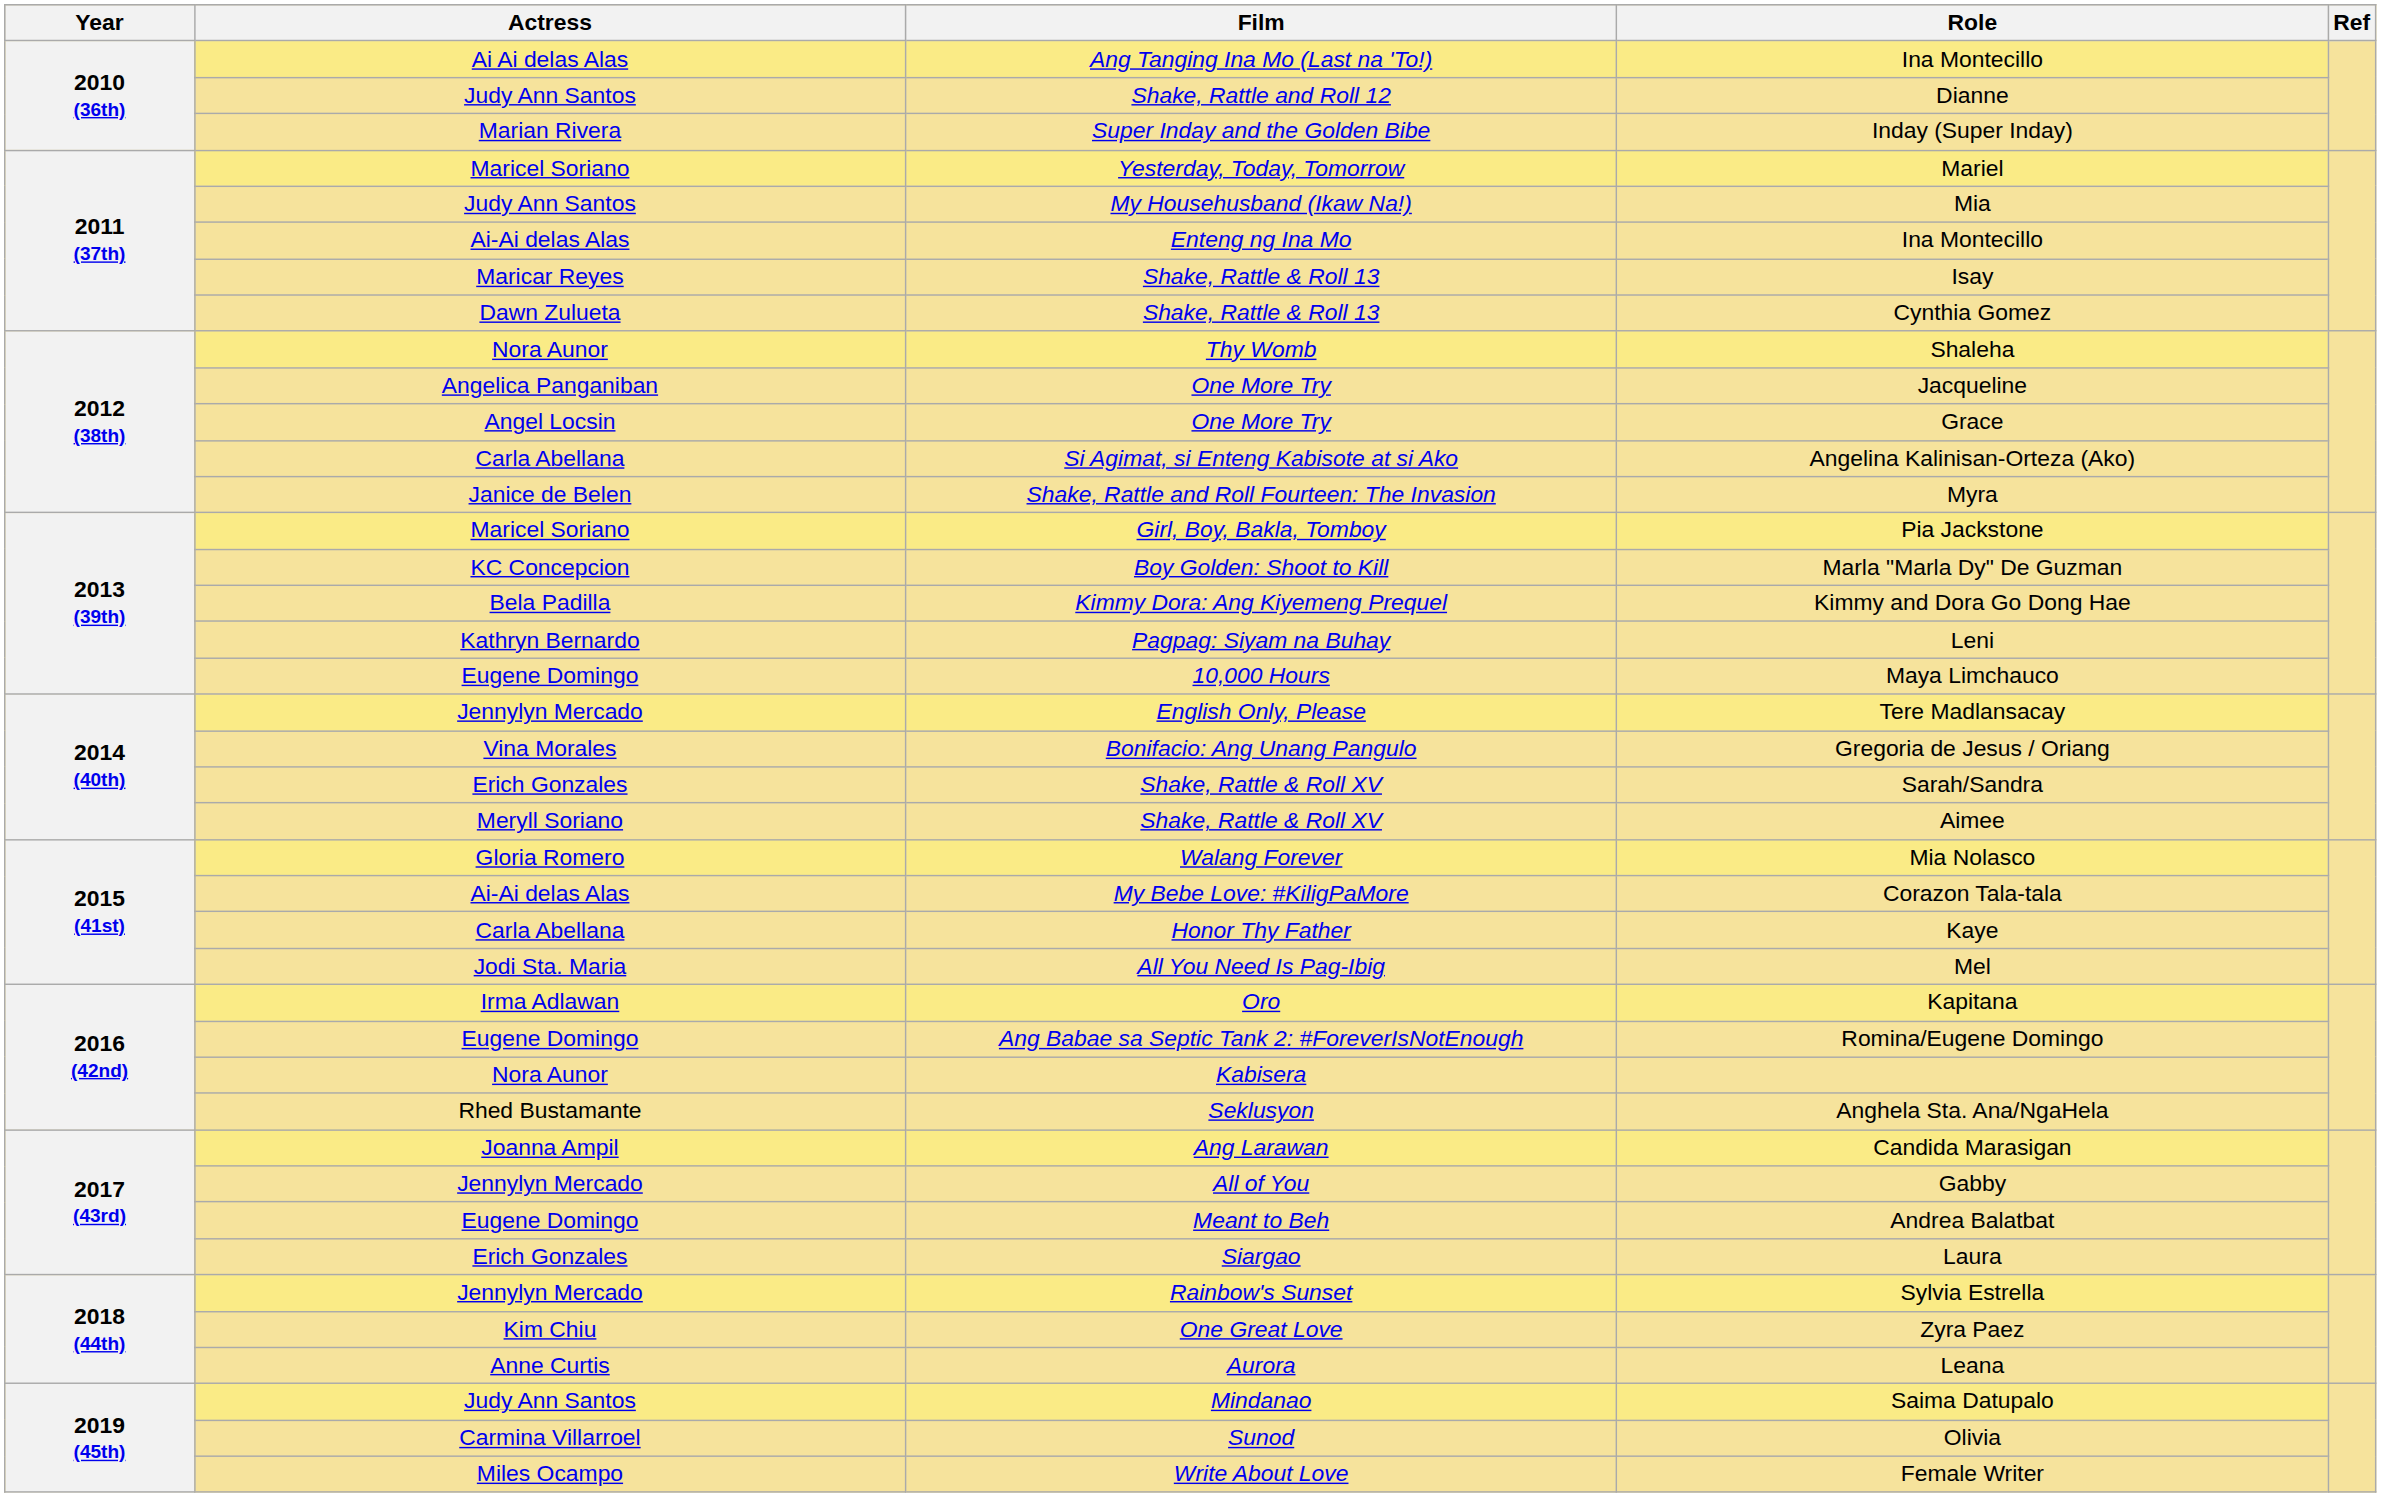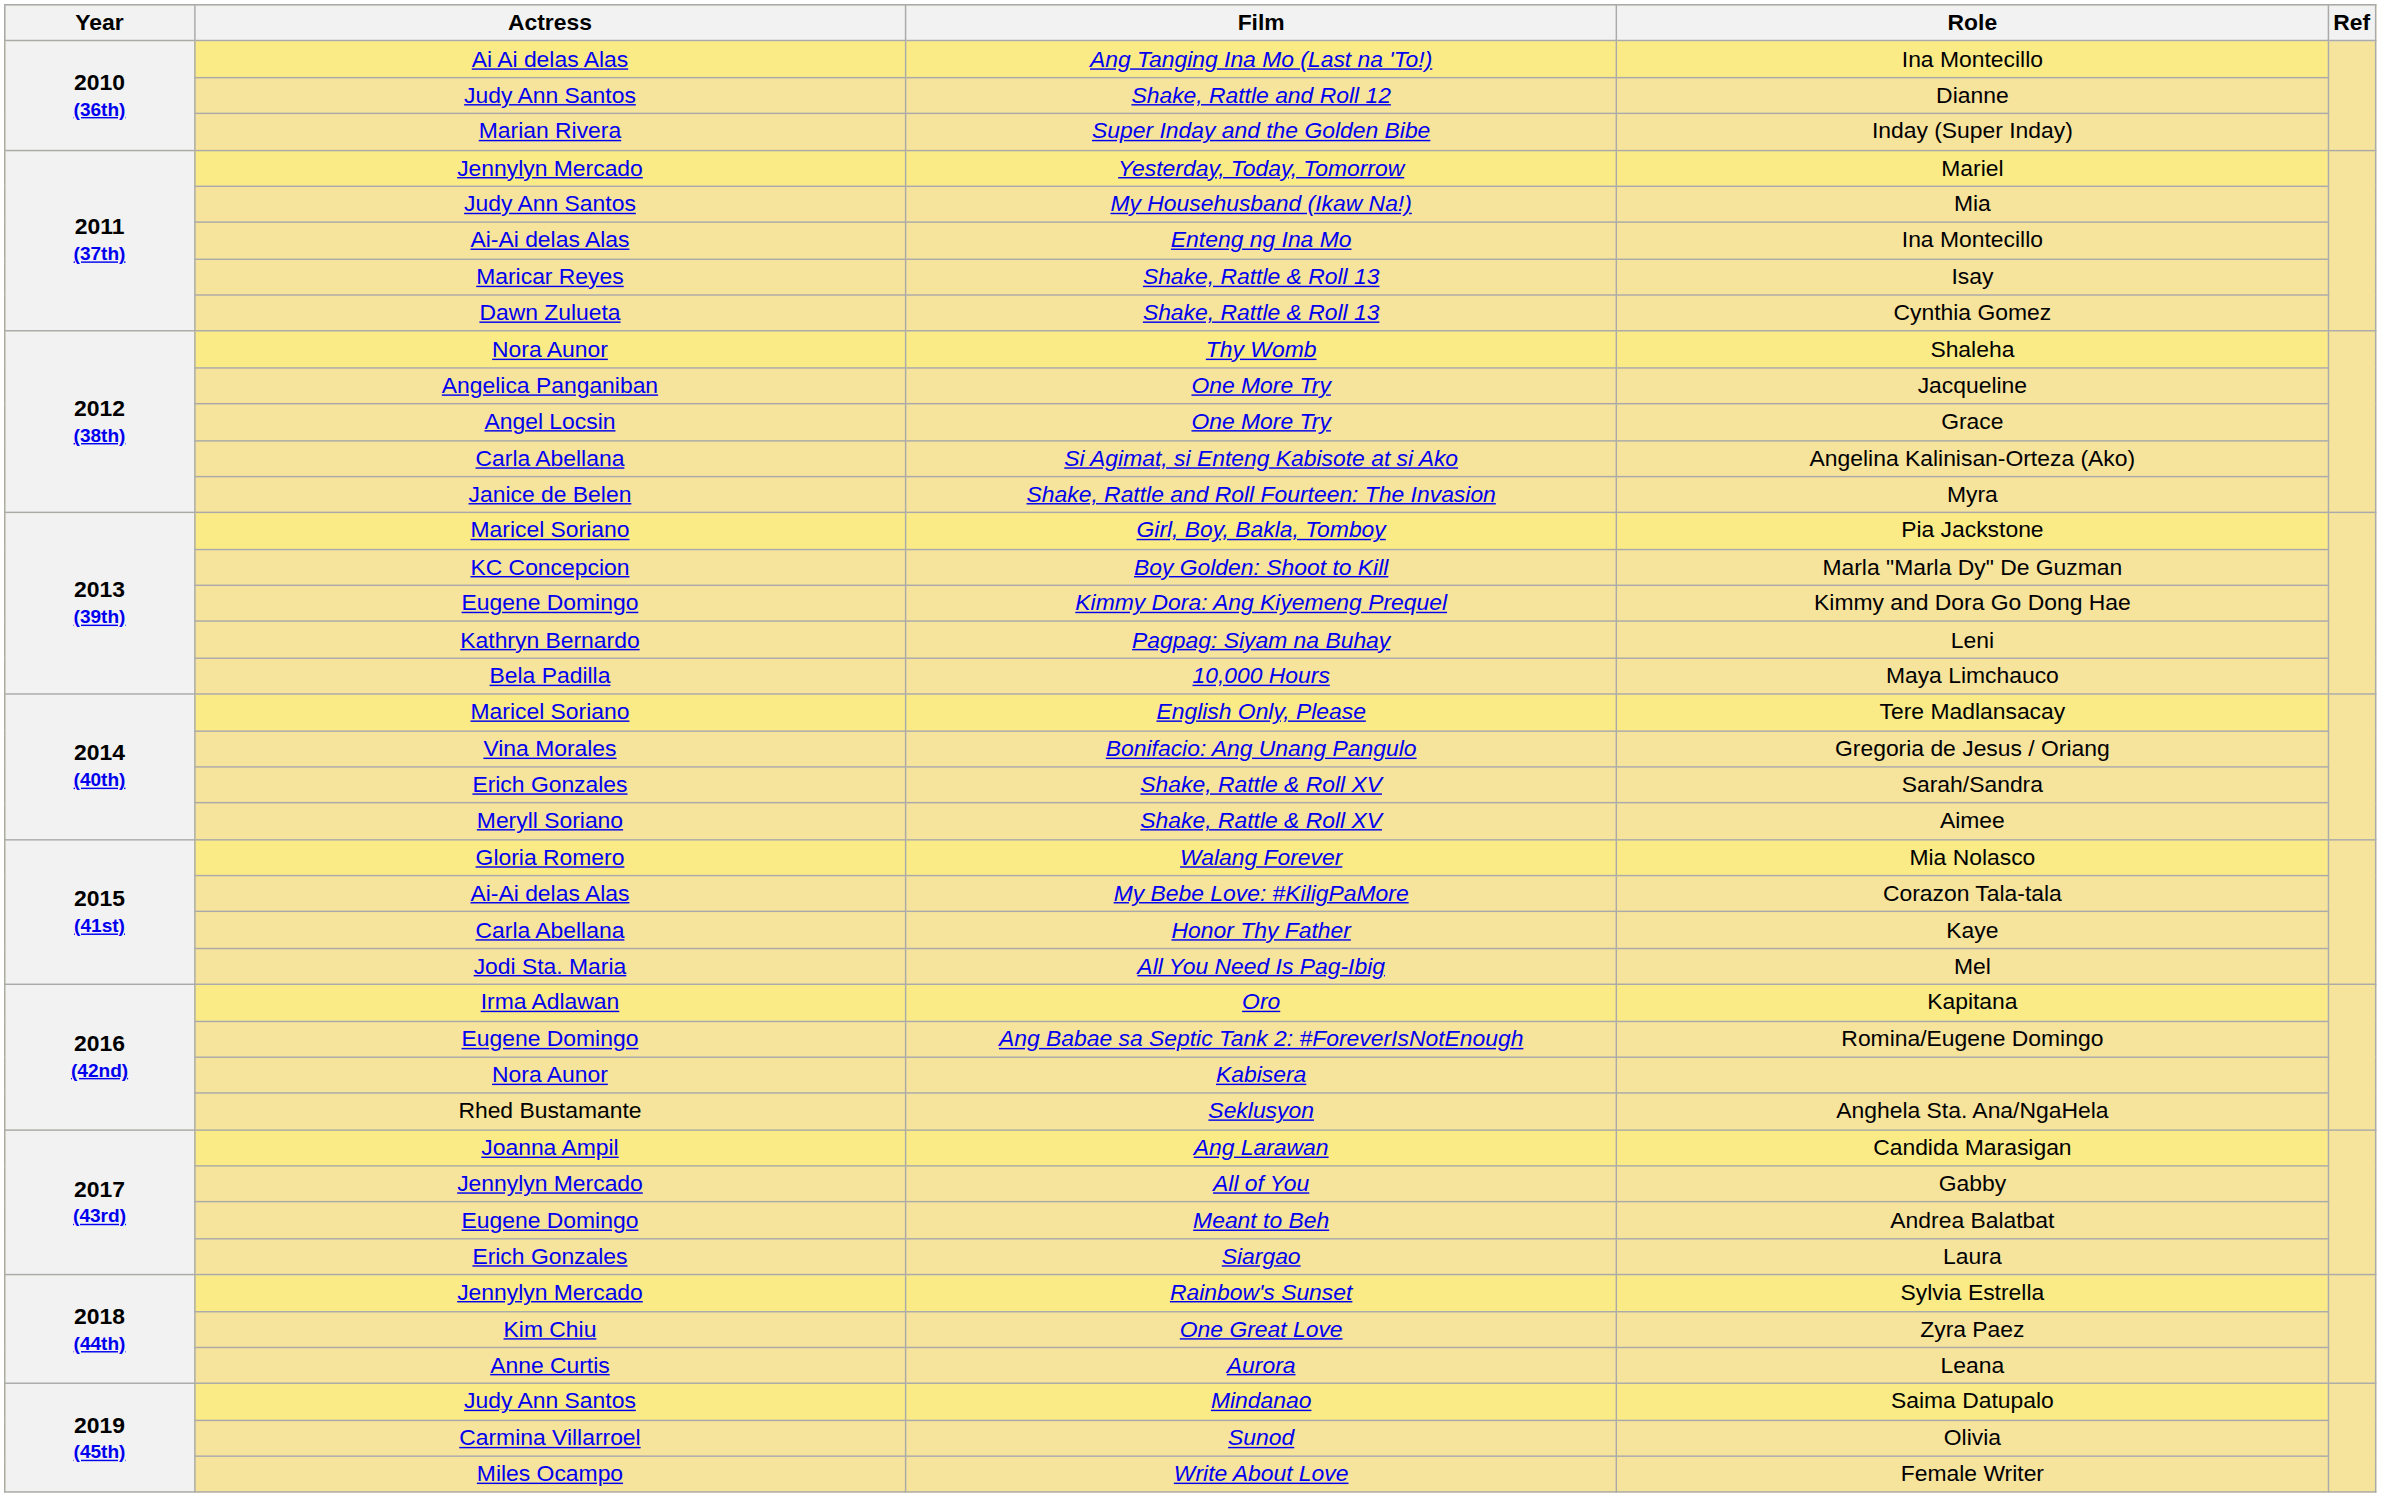(550, 167) Maricel Soriano -> (550, 167) Jennylyn Mercado
(550, 603) Bela Padilla -> (550, 603) Eugene Domingo
(550, 675) Eugene Domingo -> (550, 675) Bela Padilla
(550, 712) Jennylyn Mercado -> (550, 712) Maricel Soriano
